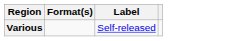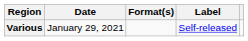+ column: (85, 12)
